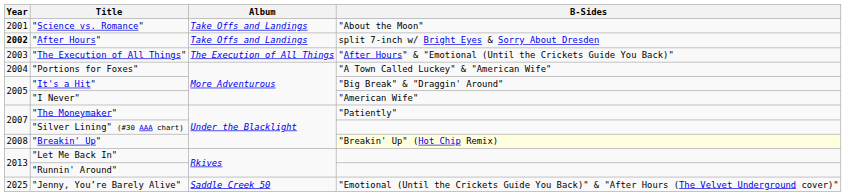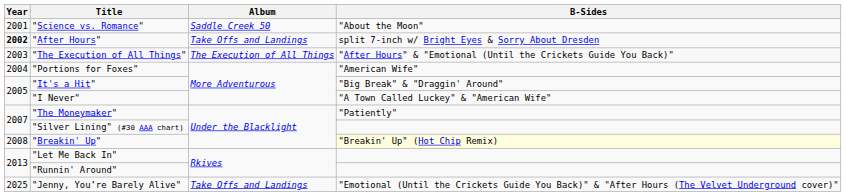(249, 26) Take Offs and Landings -> (230, 26) Saddle Creek 50
(445, 69) "A Town Called Luckey" & "American Wife" -> (378, 69) "American Wife"
(378, 98) "American Wife" -> (445, 98) "A Town Called Luckey" & "American Wife"
(230, 184) Saddle Creek 50 -> (249, 184) Take Offs and Landings
